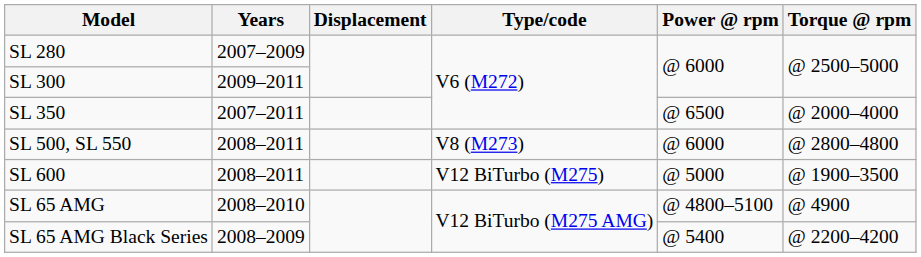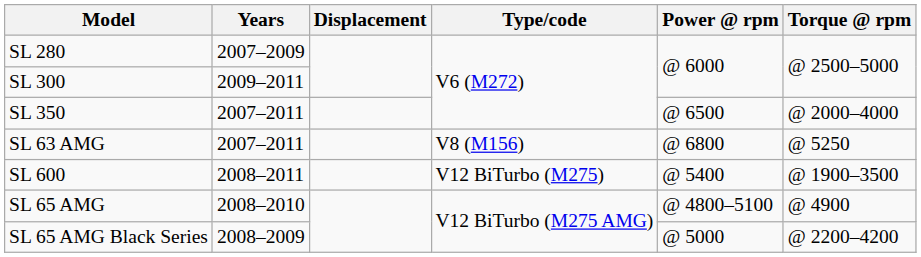- row: (70, 143)
+ row: (57, 143)
(693, 174) @ 5000 -> (693, 174) @ 5400
(693, 236) @ 5400 -> (693, 236) @ 5000
